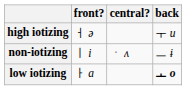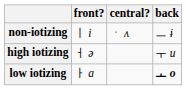rows swapped: (38, 52) <-> (38, 32)
